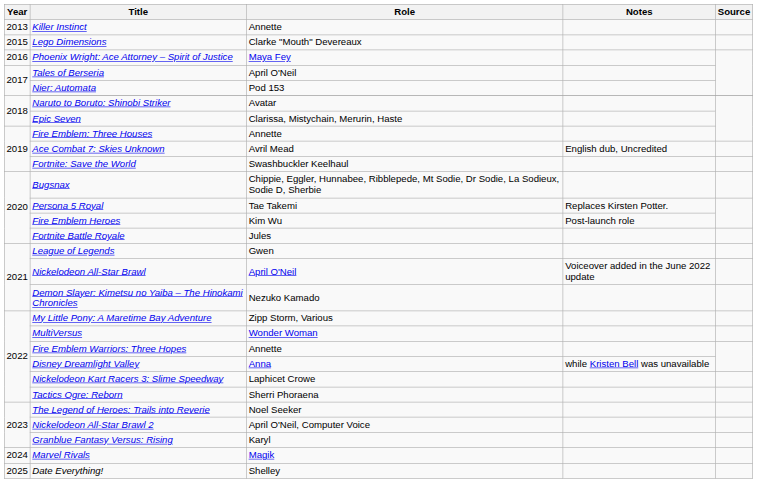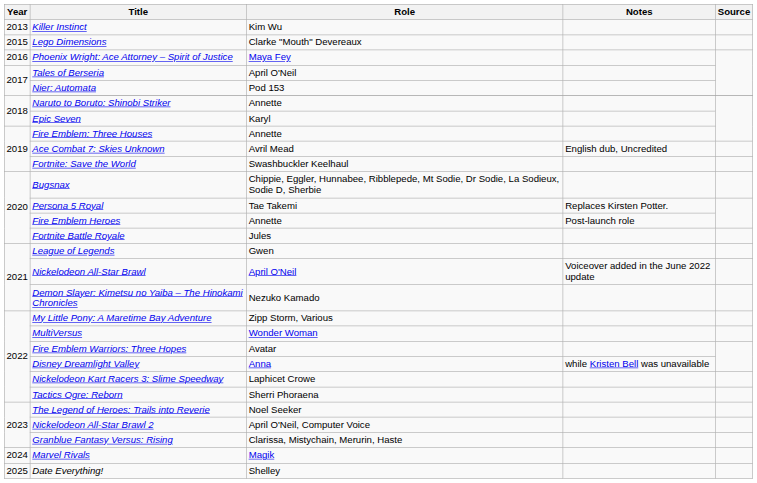(265, 27) Annette -> (265, 27) Kim Wu
(262, 103) Avatar -> (265, 103) Annette
(325, 118) Clarissa, Mistychain, Merurin, Haste -> (260, 118) Karyl
(265, 220) Kim Wu -> (265, 220) Annette
(265, 349) Annette -> (262, 349) Avatar
(260, 440) Karyl -> (325, 440) Clarissa, Mistychain, Merurin, Haste
